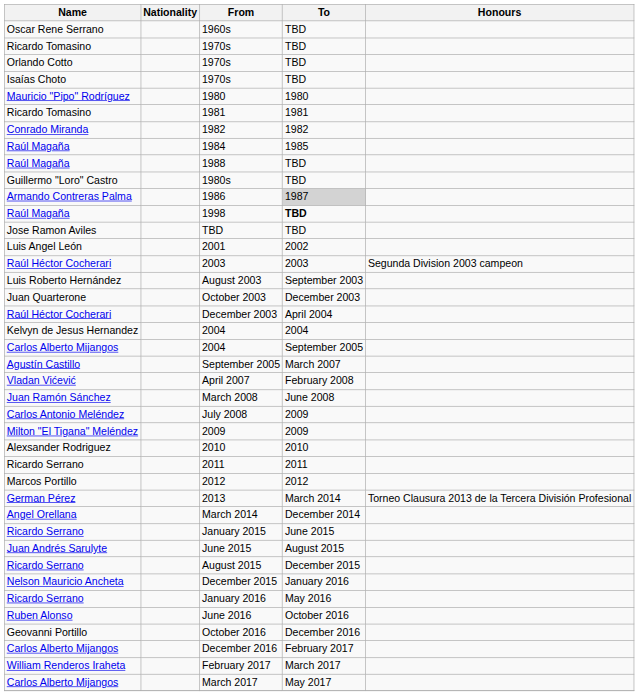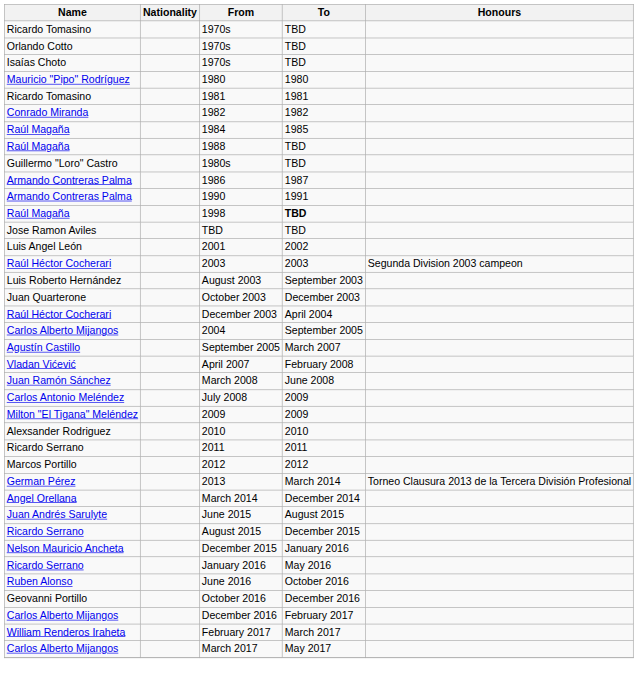- row: (55, 29)
(297, 197) lightgrey background -> (297, 180) no background
+ row: (69, 197)
- row: (73, 331)
- row: (45, 532)
